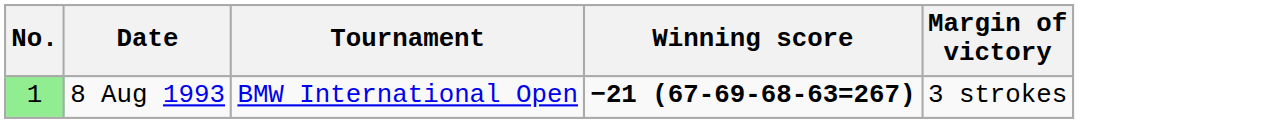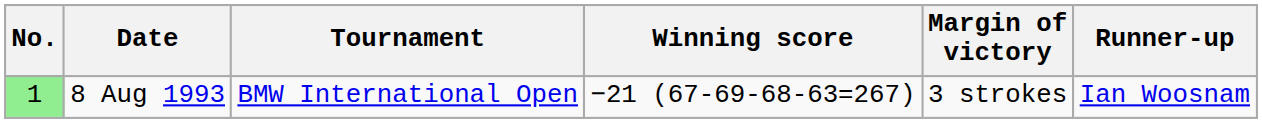+ column: (1165, 41)
(753, 97) bold -> (753, 97) normal
